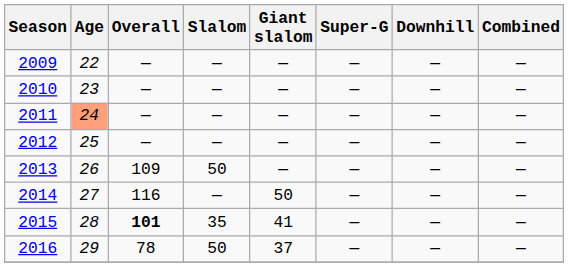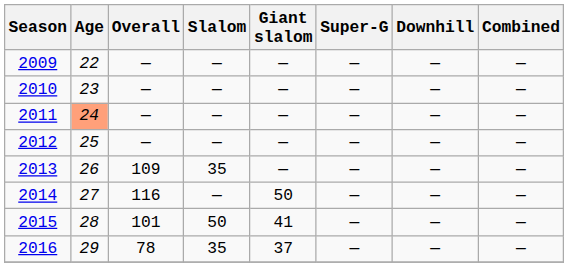(217, 169) 50 -> (217, 169) 35
(146, 222) bold -> (146, 222) normal
(217, 222) 35 -> (217, 222) 50
(217, 248) 50 -> (217, 248) 35
